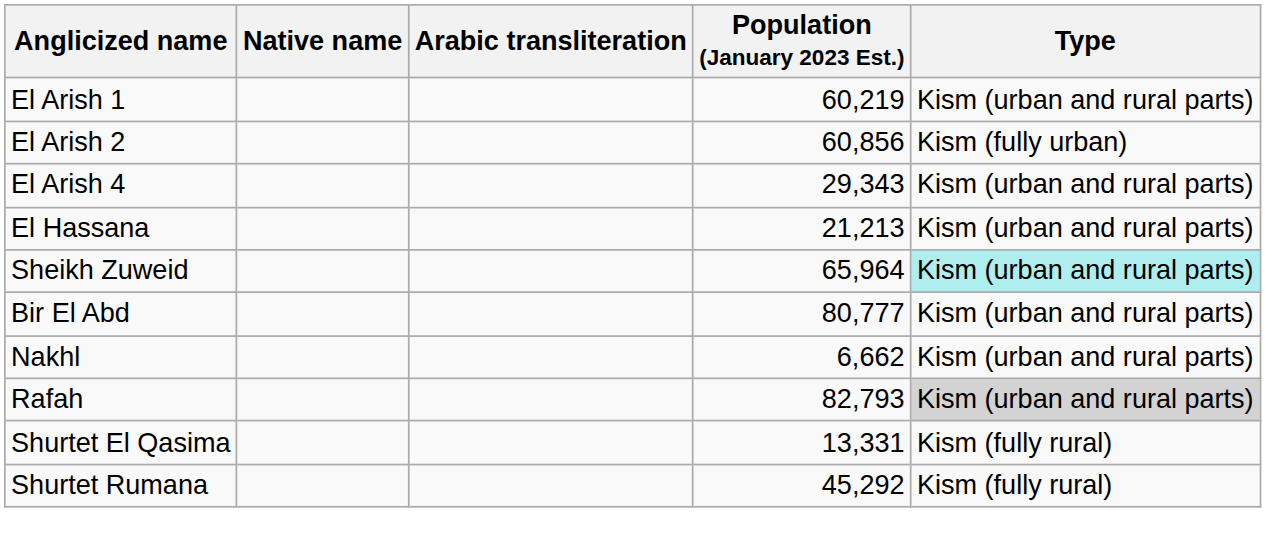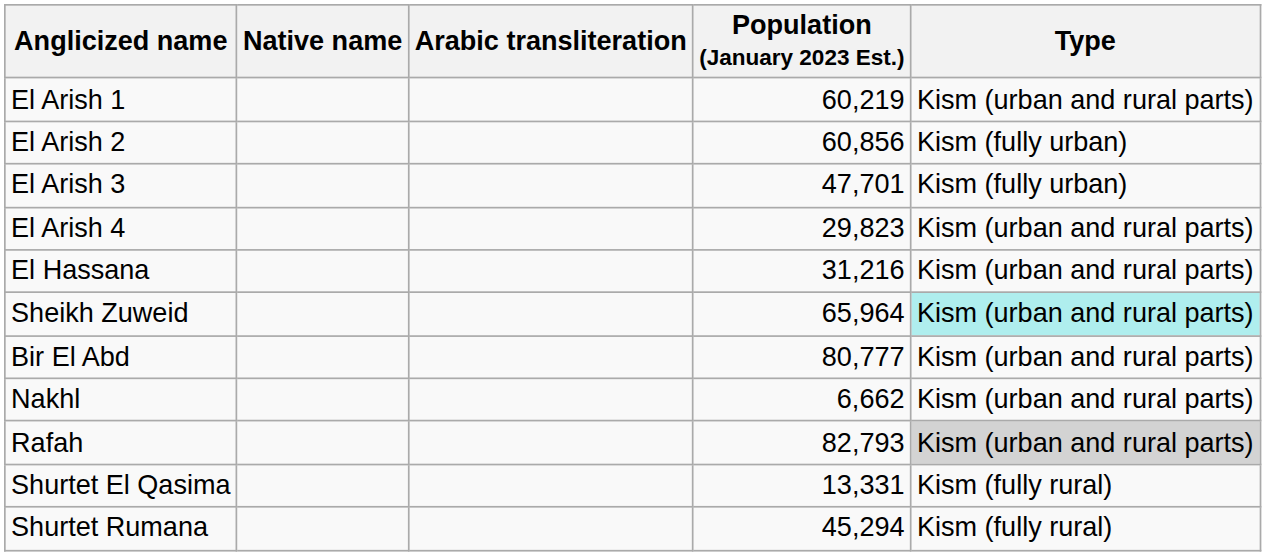+ row: (68, 185)
(863, 185) 29,343 -> (863, 227) 29,823
(863, 227) 21,213 -> (863, 270) 31,216
(863, 485) 45,292 -> (863, 528) 45,294
